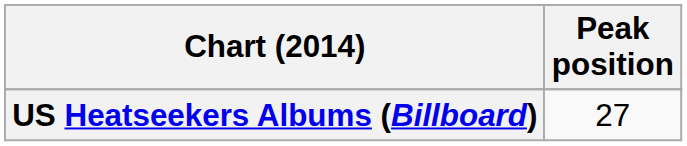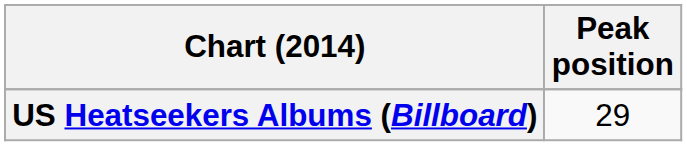(613, 114) 27 -> (613, 114) 29
